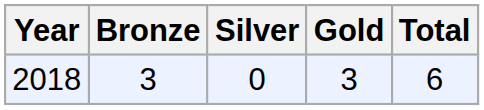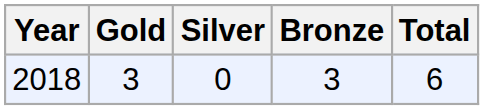columns swapped: (349, 30) <-> (148, 30)
